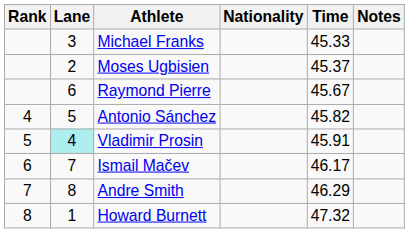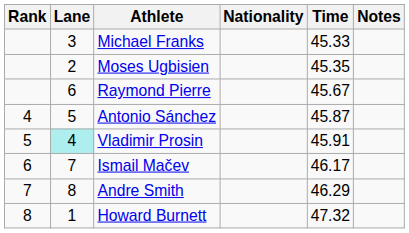(330, 66) 45.37 -> (330, 66) 45.35
(330, 116) 45.82 -> (330, 116) 45.87
